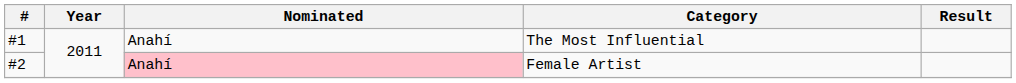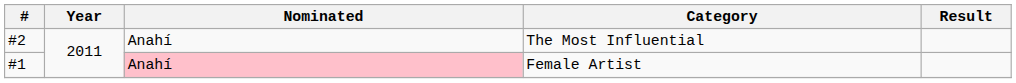(17, 41) #1 -> (17, 41) #2
(17, 65) #2 -> (17, 65) #1
